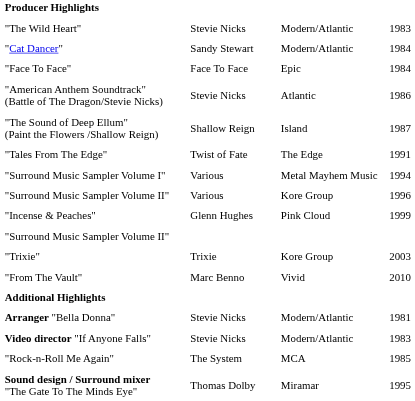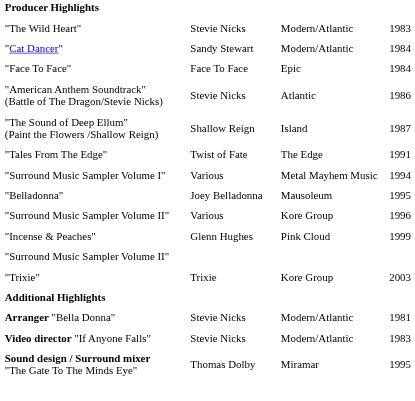+ row: (34, 195)
- row: (43, 277)
- row: (59, 358)
